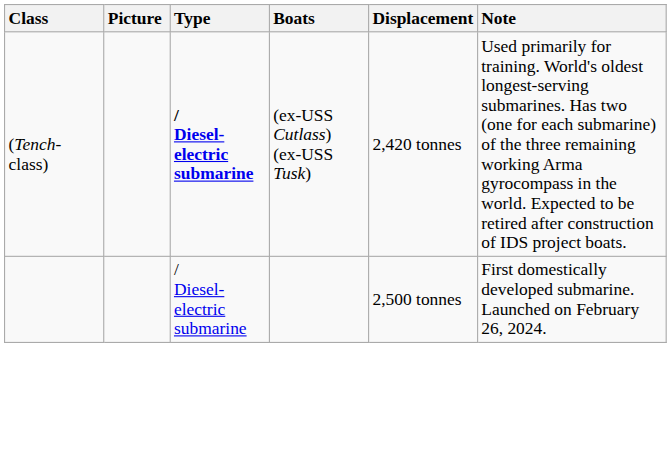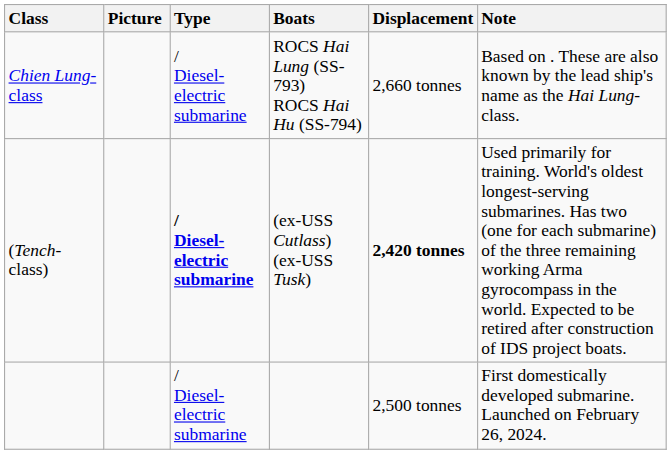+ row: (52, 85)
(417, 144) normal -> (418, 250) bold
